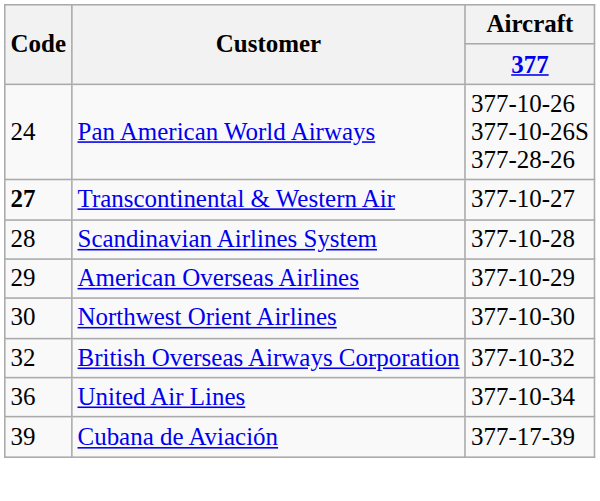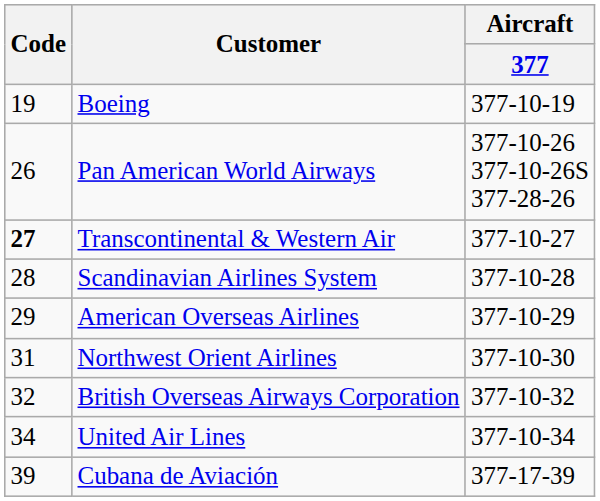+ row: (114, 103)
(23, 131) 24 -> (23, 171) 26
(23, 317) 30 -> (23, 357) 31
(23, 397) 36 -> (23, 436) 34
